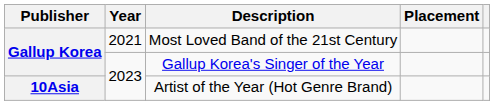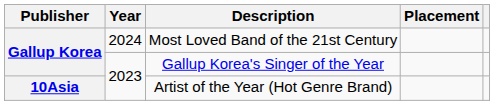(125, 40) 2021 -> (125, 40) 2024
